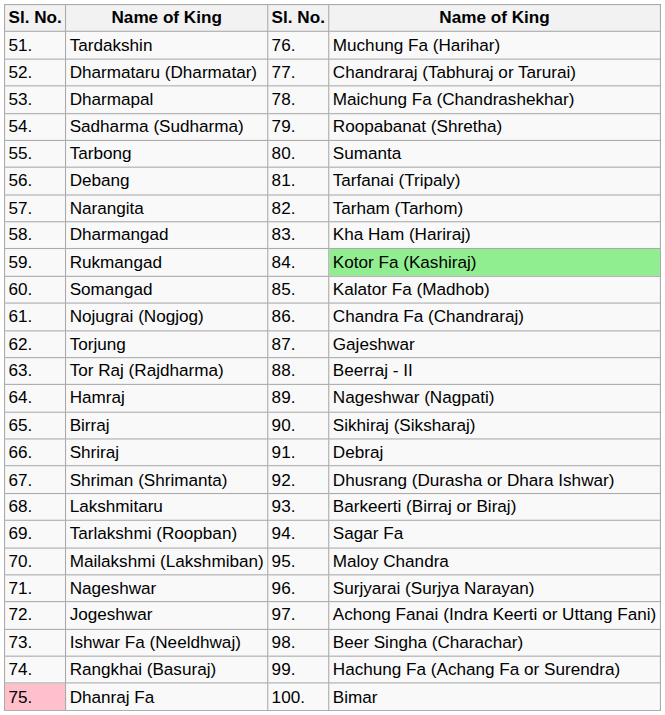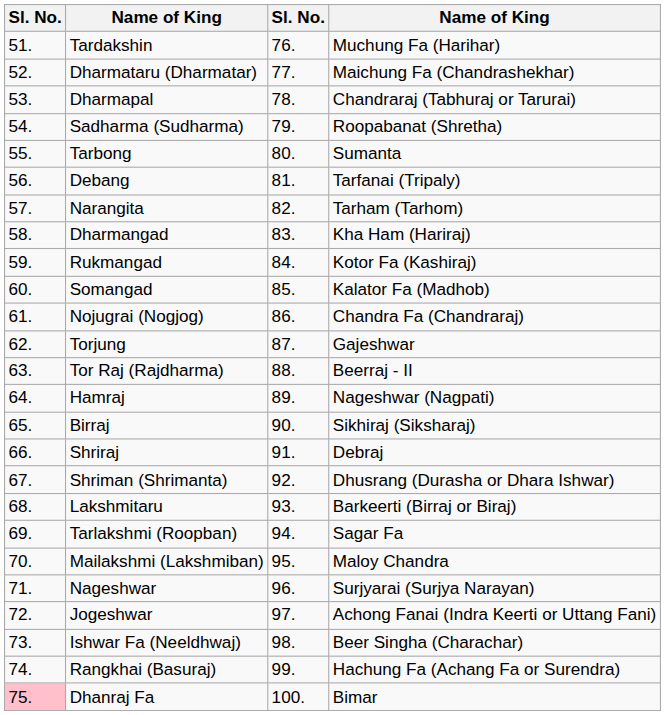(454, 72) Chandraraj (Tabhuraj or Tarurai) -> (454, 72) Maichung Fa (Chandrashekhar)
(454, 99) Maichung Fa (Chandrashekhar) -> (454, 99) Chandraraj (Tabhuraj or Tarurai)
(405, 262) lightgreen background -> (405, 262) no background
